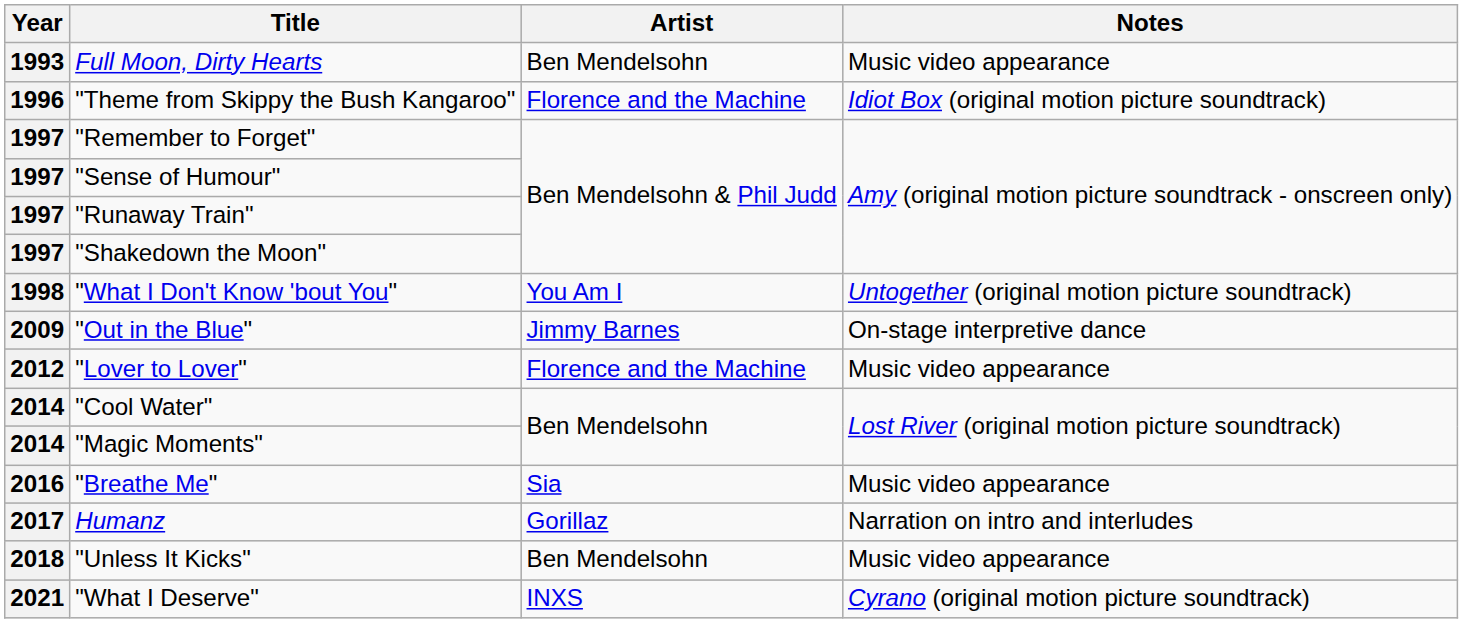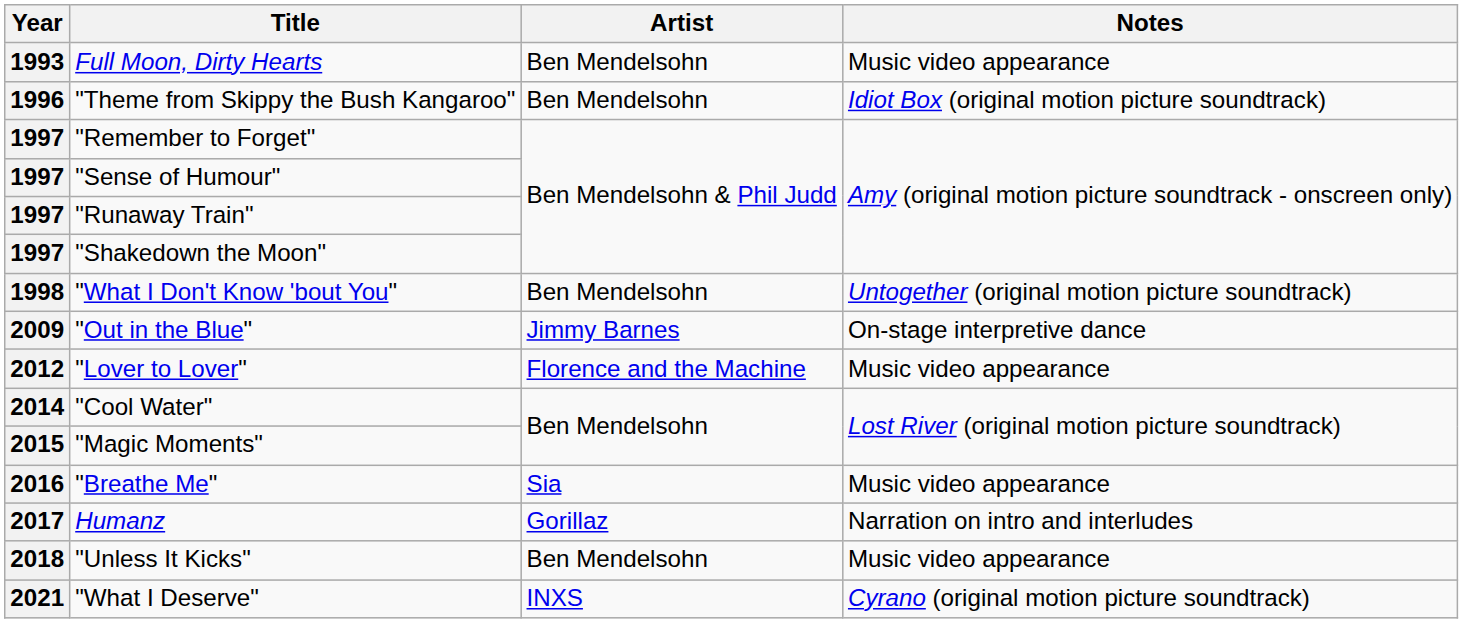(666, 100) Florence and the Machine -> (617, 100) Ben Mendelsohn
(574, 291) You Am I -> (617, 291) Ben Mendelsohn
(37, 445) 2014 -> (37, 445) 2015
